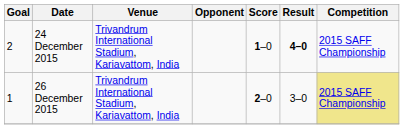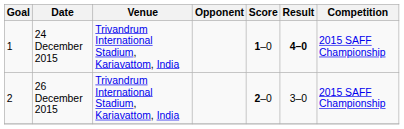(10, 46) 2 -> (10, 46) 1
(10, 98) 1 -> (10, 98) 2
(352, 98) khaki background -> (352, 98) no background
